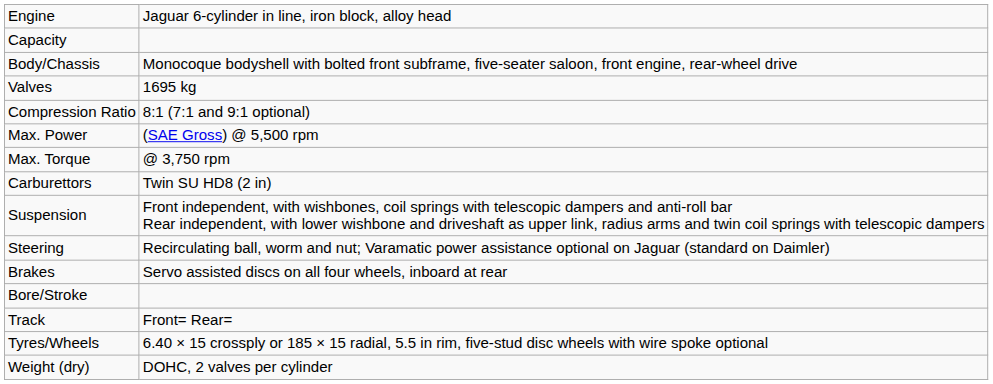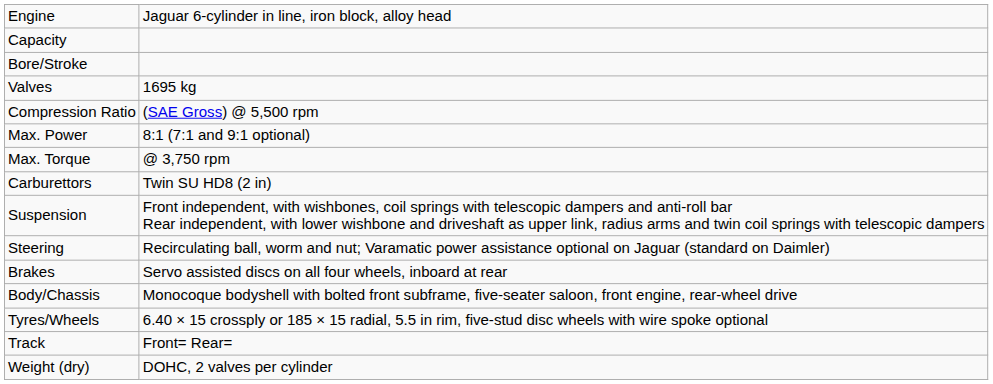rows swapped: (48, 295) <-> (54, 64)
(226, 111) 8:1 (7:1 and 9:1 optional) -> (231, 111) (SAE Gross) @ 5,500 rpm
(231, 135) (SAE Gross) @ 5,500 rpm -> (226, 135) 8:1 (7:1 and 9:1 optional)
rows swapped: (53, 343) <-> (26, 319)
